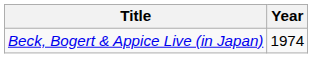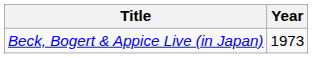(287, 40) 1974 -> (287, 40) 1973
